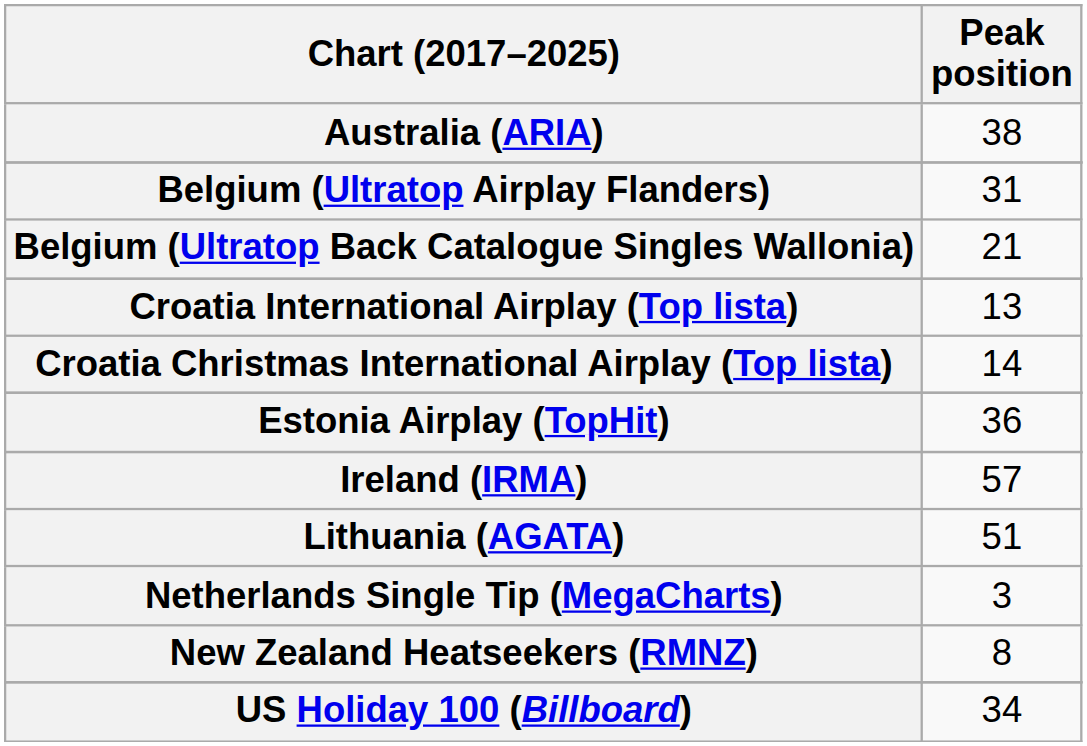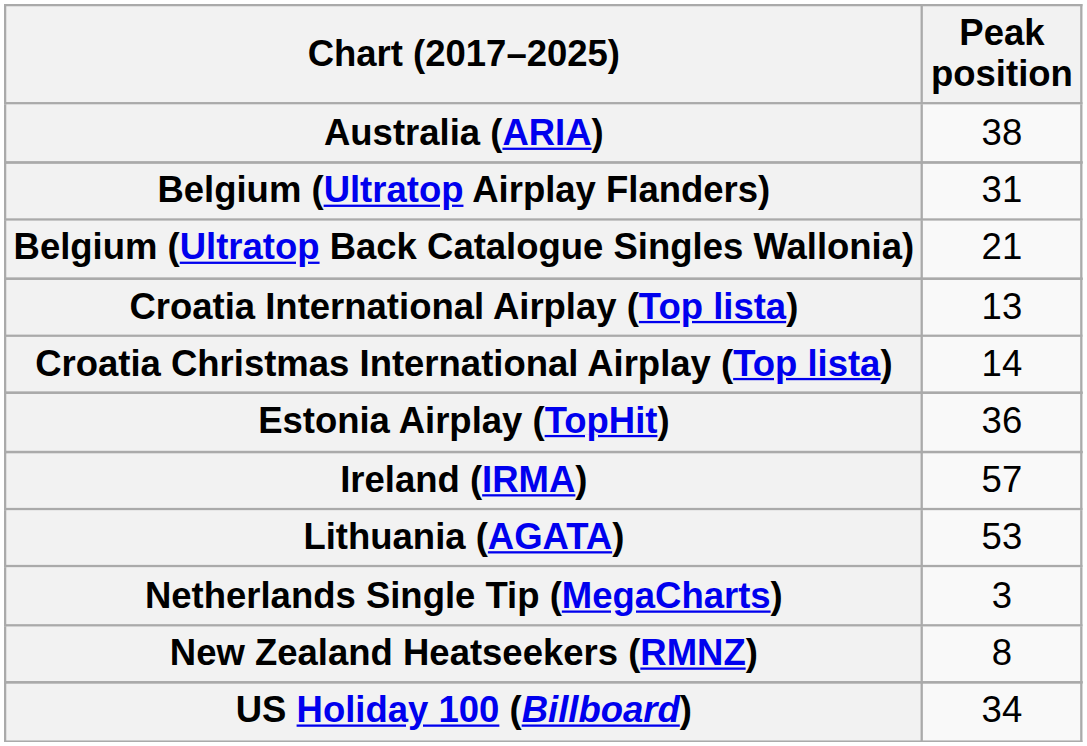(1002, 537) 51 -> (1002, 537) 53
